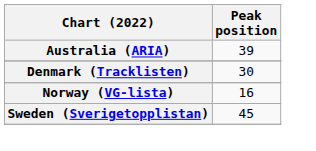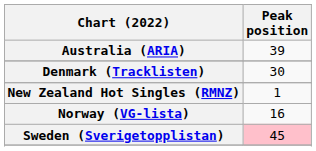+ row: (124, 93)
(246, 114) no background -> (277, 135) pink background
